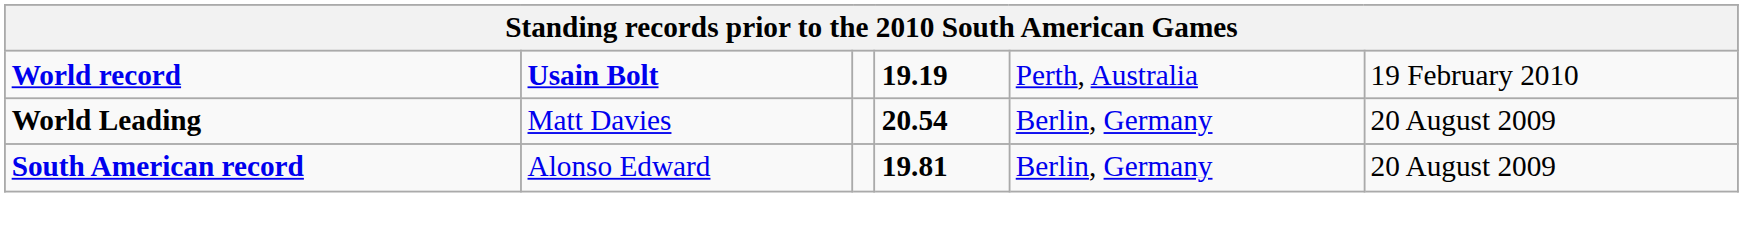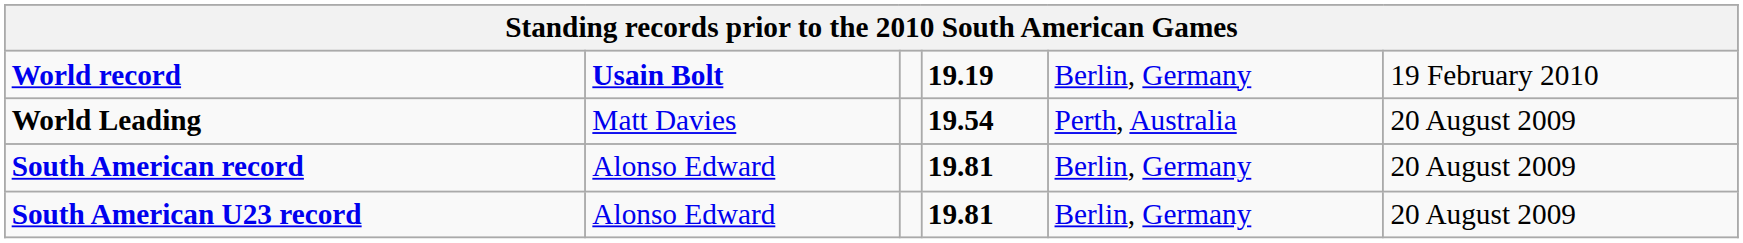(1107, 74) Perth, Australia -> (1153, 74) Berlin, Germany
(915, 120) 20.54 -> (961, 120) 19.54
(1114, 120) Berlin, Germany -> (1146, 120) Perth, Australia
+ row: (187, 213)
